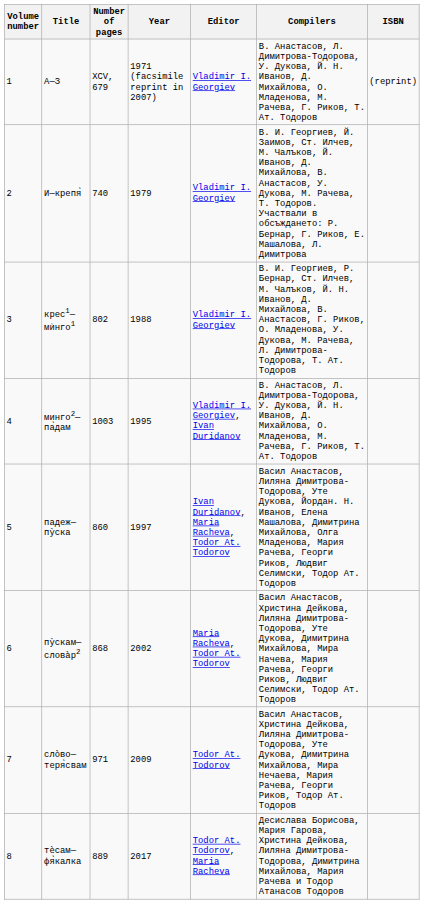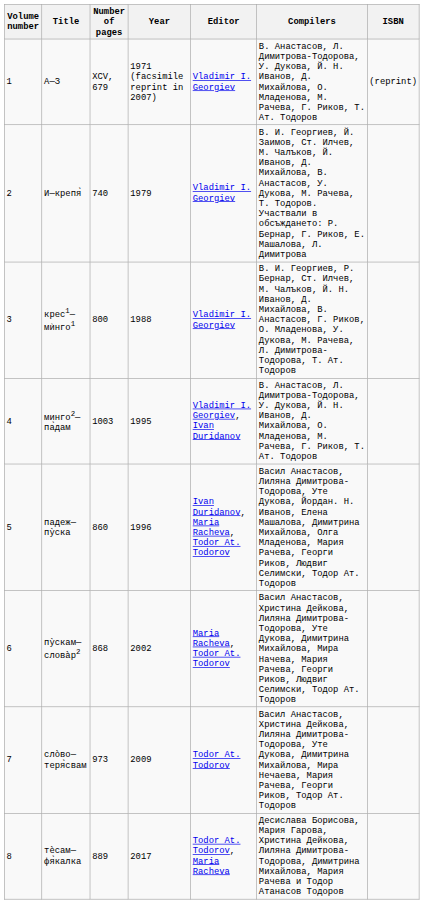(100, 320) 802 -> (100, 320) 800
(141, 527) 1997 -> (141, 527) 1996
(100, 760) 971 -> (100, 760) 973
